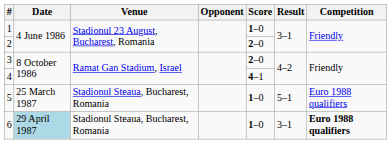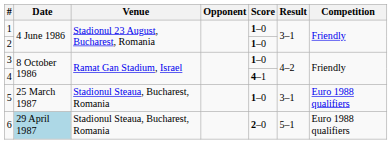(256, 44) 2–0 -> (259, 44) 1–0
(256, 60) 2–0 -> (259, 60) 1–0
(284, 98) 5–1 -> (287, 98) 3–1
(256, 125) 1–0 -> (259, 125) 2–0
(284, 125) 3–1 -> (287, 125) 5–1
(331, 125) bold -> (333, 125) normal
